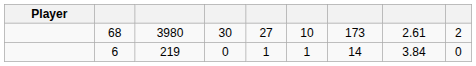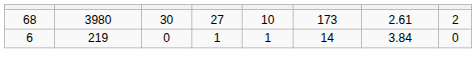- column: (49, 14)
